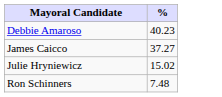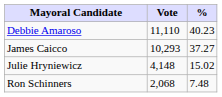+ column: (167, 13)
